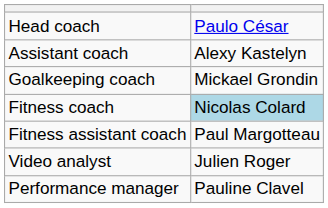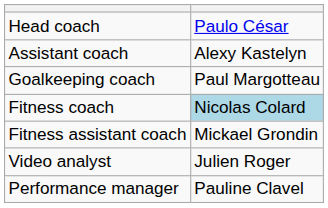(256, 80) Mickael Grondin -> (257, 80) Paul Margotteau
(257, 134) Paul Margotteau -> (256, 134) Mickael Grondin
